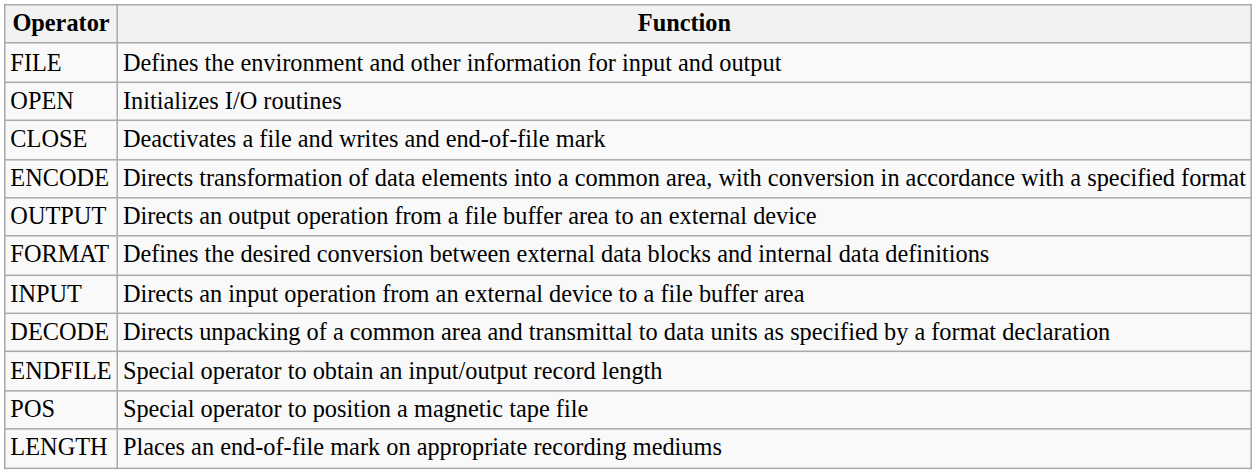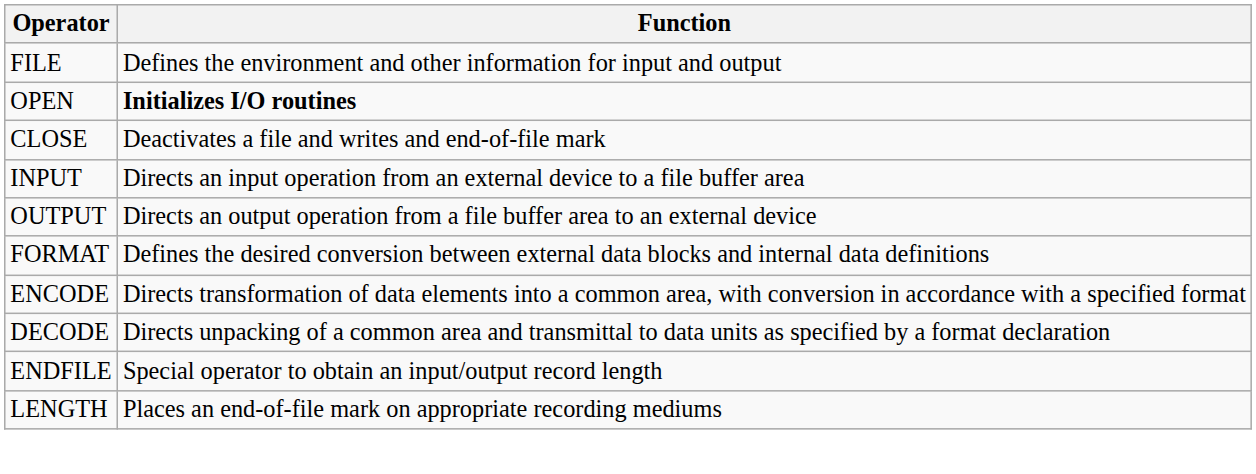(232, 100) normal -> (240, 100) bold
rows swapped: (46, 293) <-> (60, 178)
- row: (33, 409)
